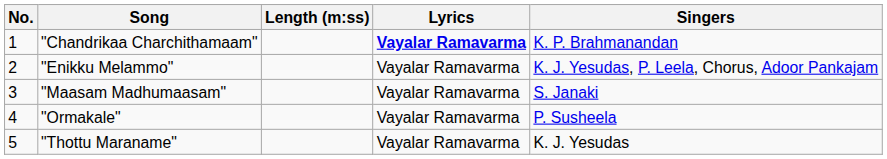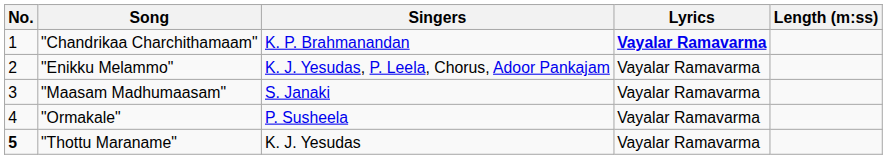columns swapped: (706, 17) <-> (317, 17)
(13, 142) normal -> (13, 142) bold
